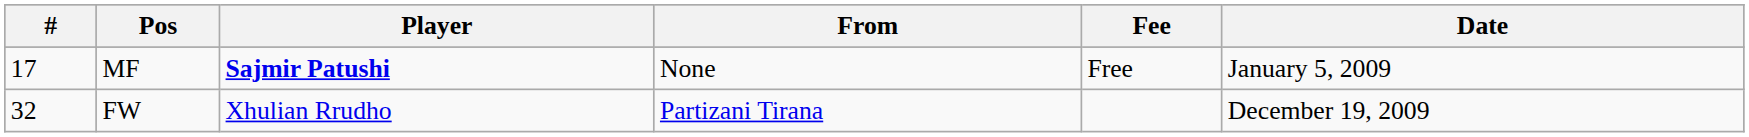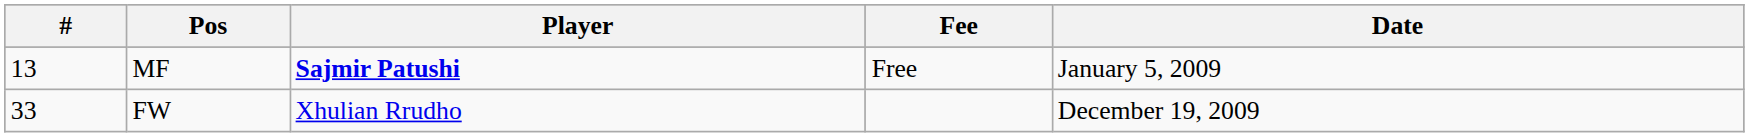- column: (868, 25)
(24, 68) 17 -> (24, 68) 13
(24, 110) 32 -> (24, 110) 33
